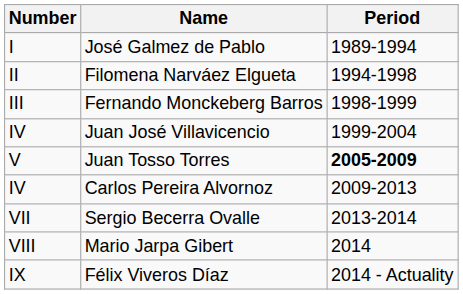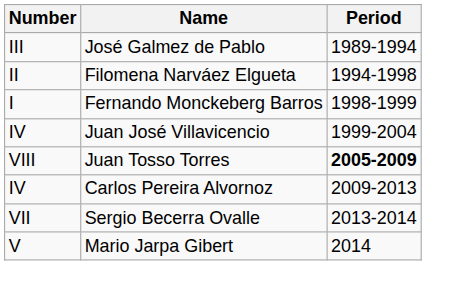(11, 47) I -> (16, 47) III
(16, 103) III -> (11, 103) I
(15, 160) V -> (22, 160) VIII
(22, 246) VIII -> (15, 246) V
- row: (157, 274)
